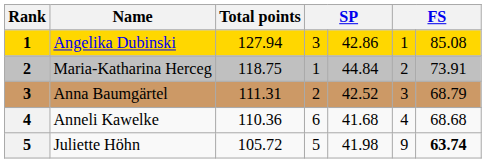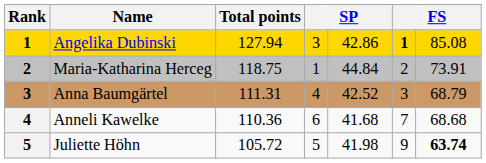(404, 42) normal -> (404, 42) bold
(316, 94) 2 -> (316, 94) 4
(404, 119) 4 -> (404, 119) 7
